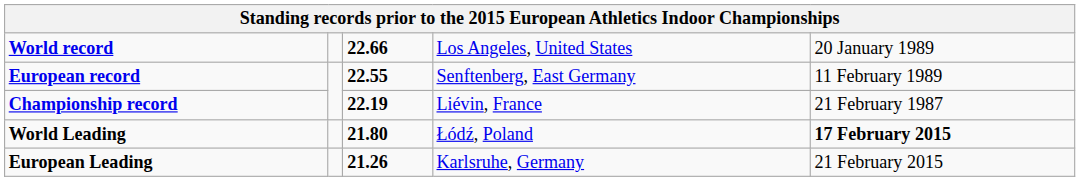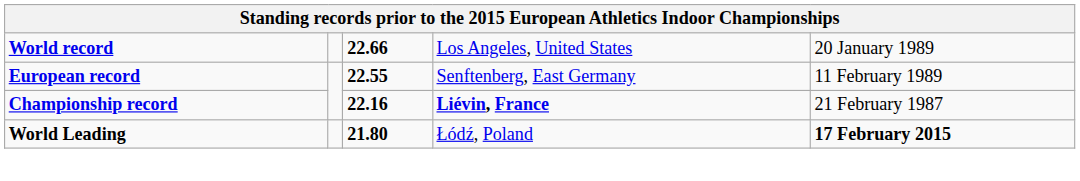(367, 104) 22.19 -> (367, 104) 22.16
(489, 104) normal -> (493, 104) bold
- row: (81, 162)
